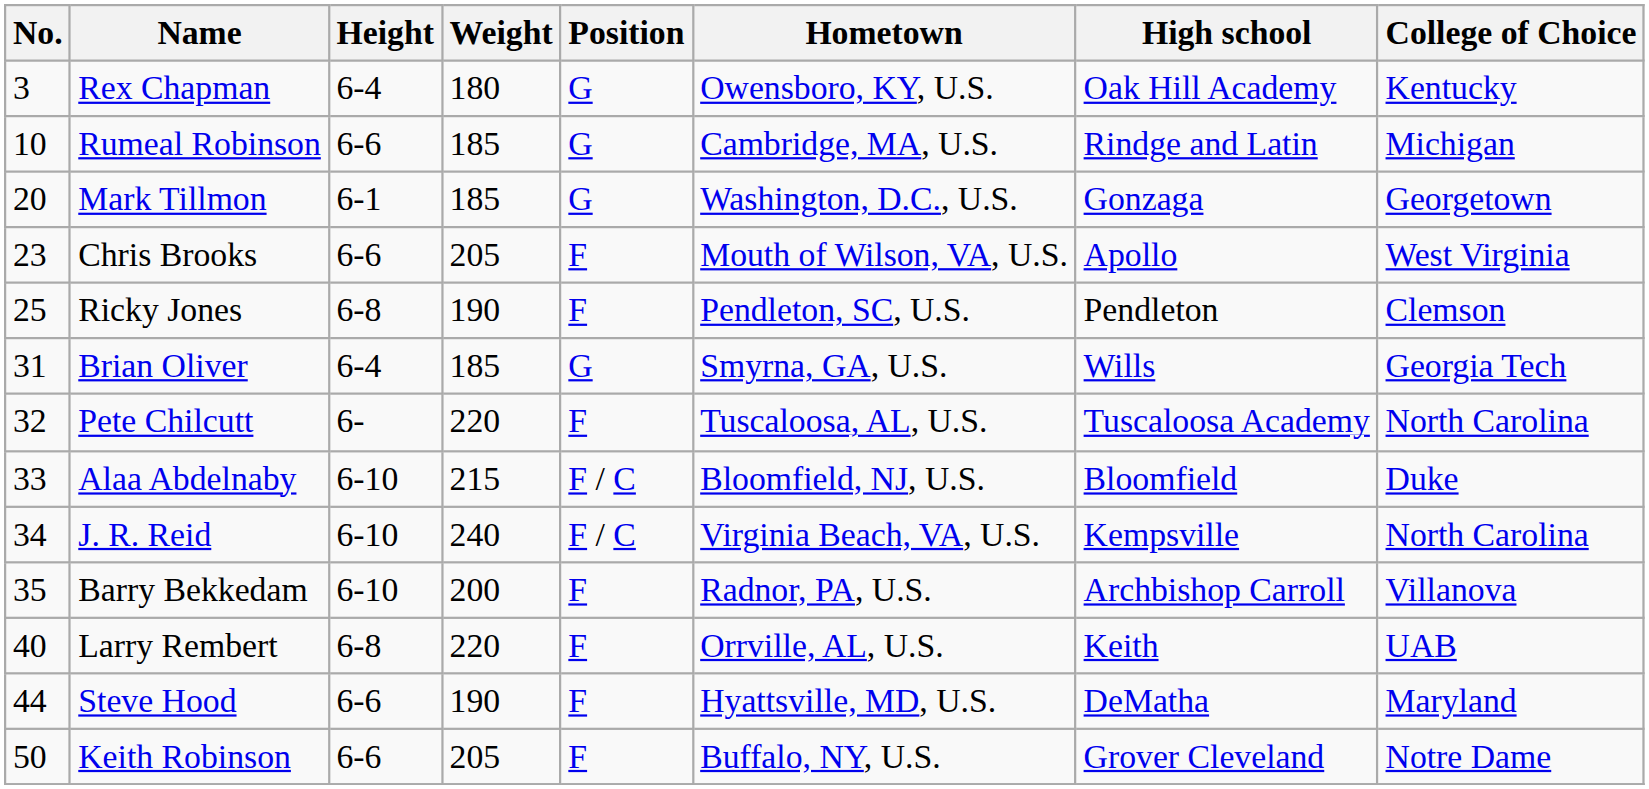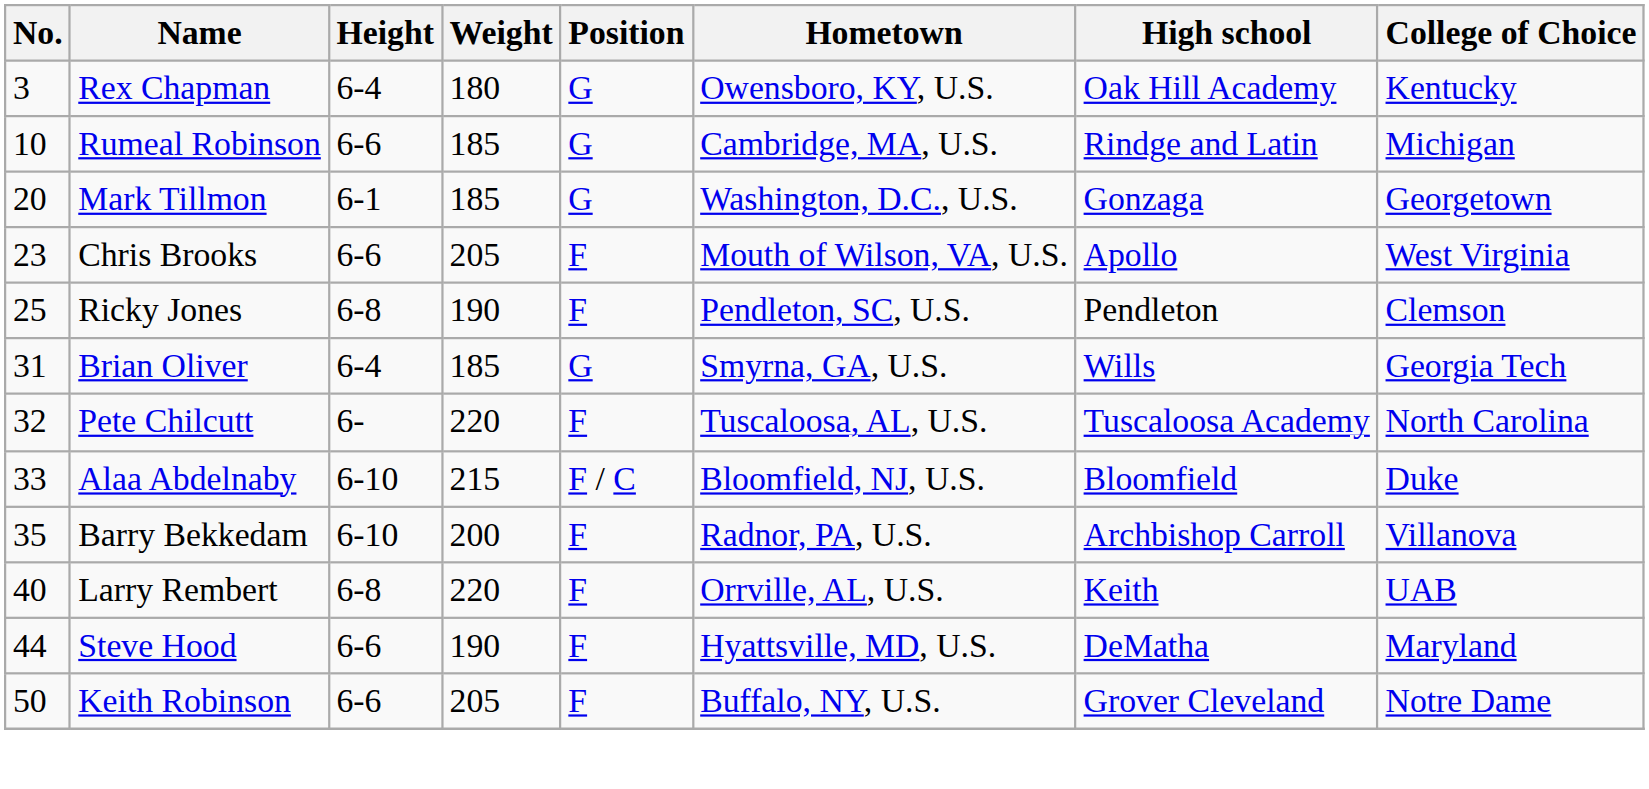- row: (145, 533)
